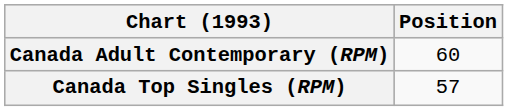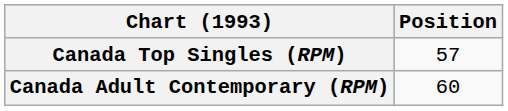rows swapped: (199, 88) <-> (200, 55)
